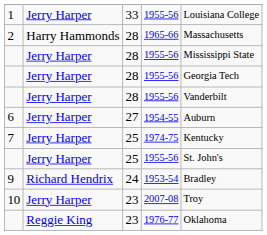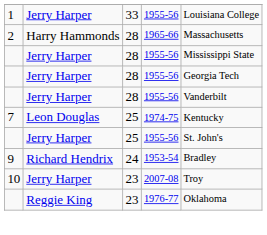- row: (11, 117)
(59, 138) Jerry Harper -> (63, 117) Leon Douglas
